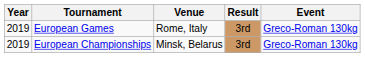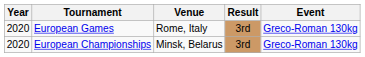(18, 29) 2019 -> (18, 29) 2020
(18, 45) 2019 -> (18, 45) 2020
